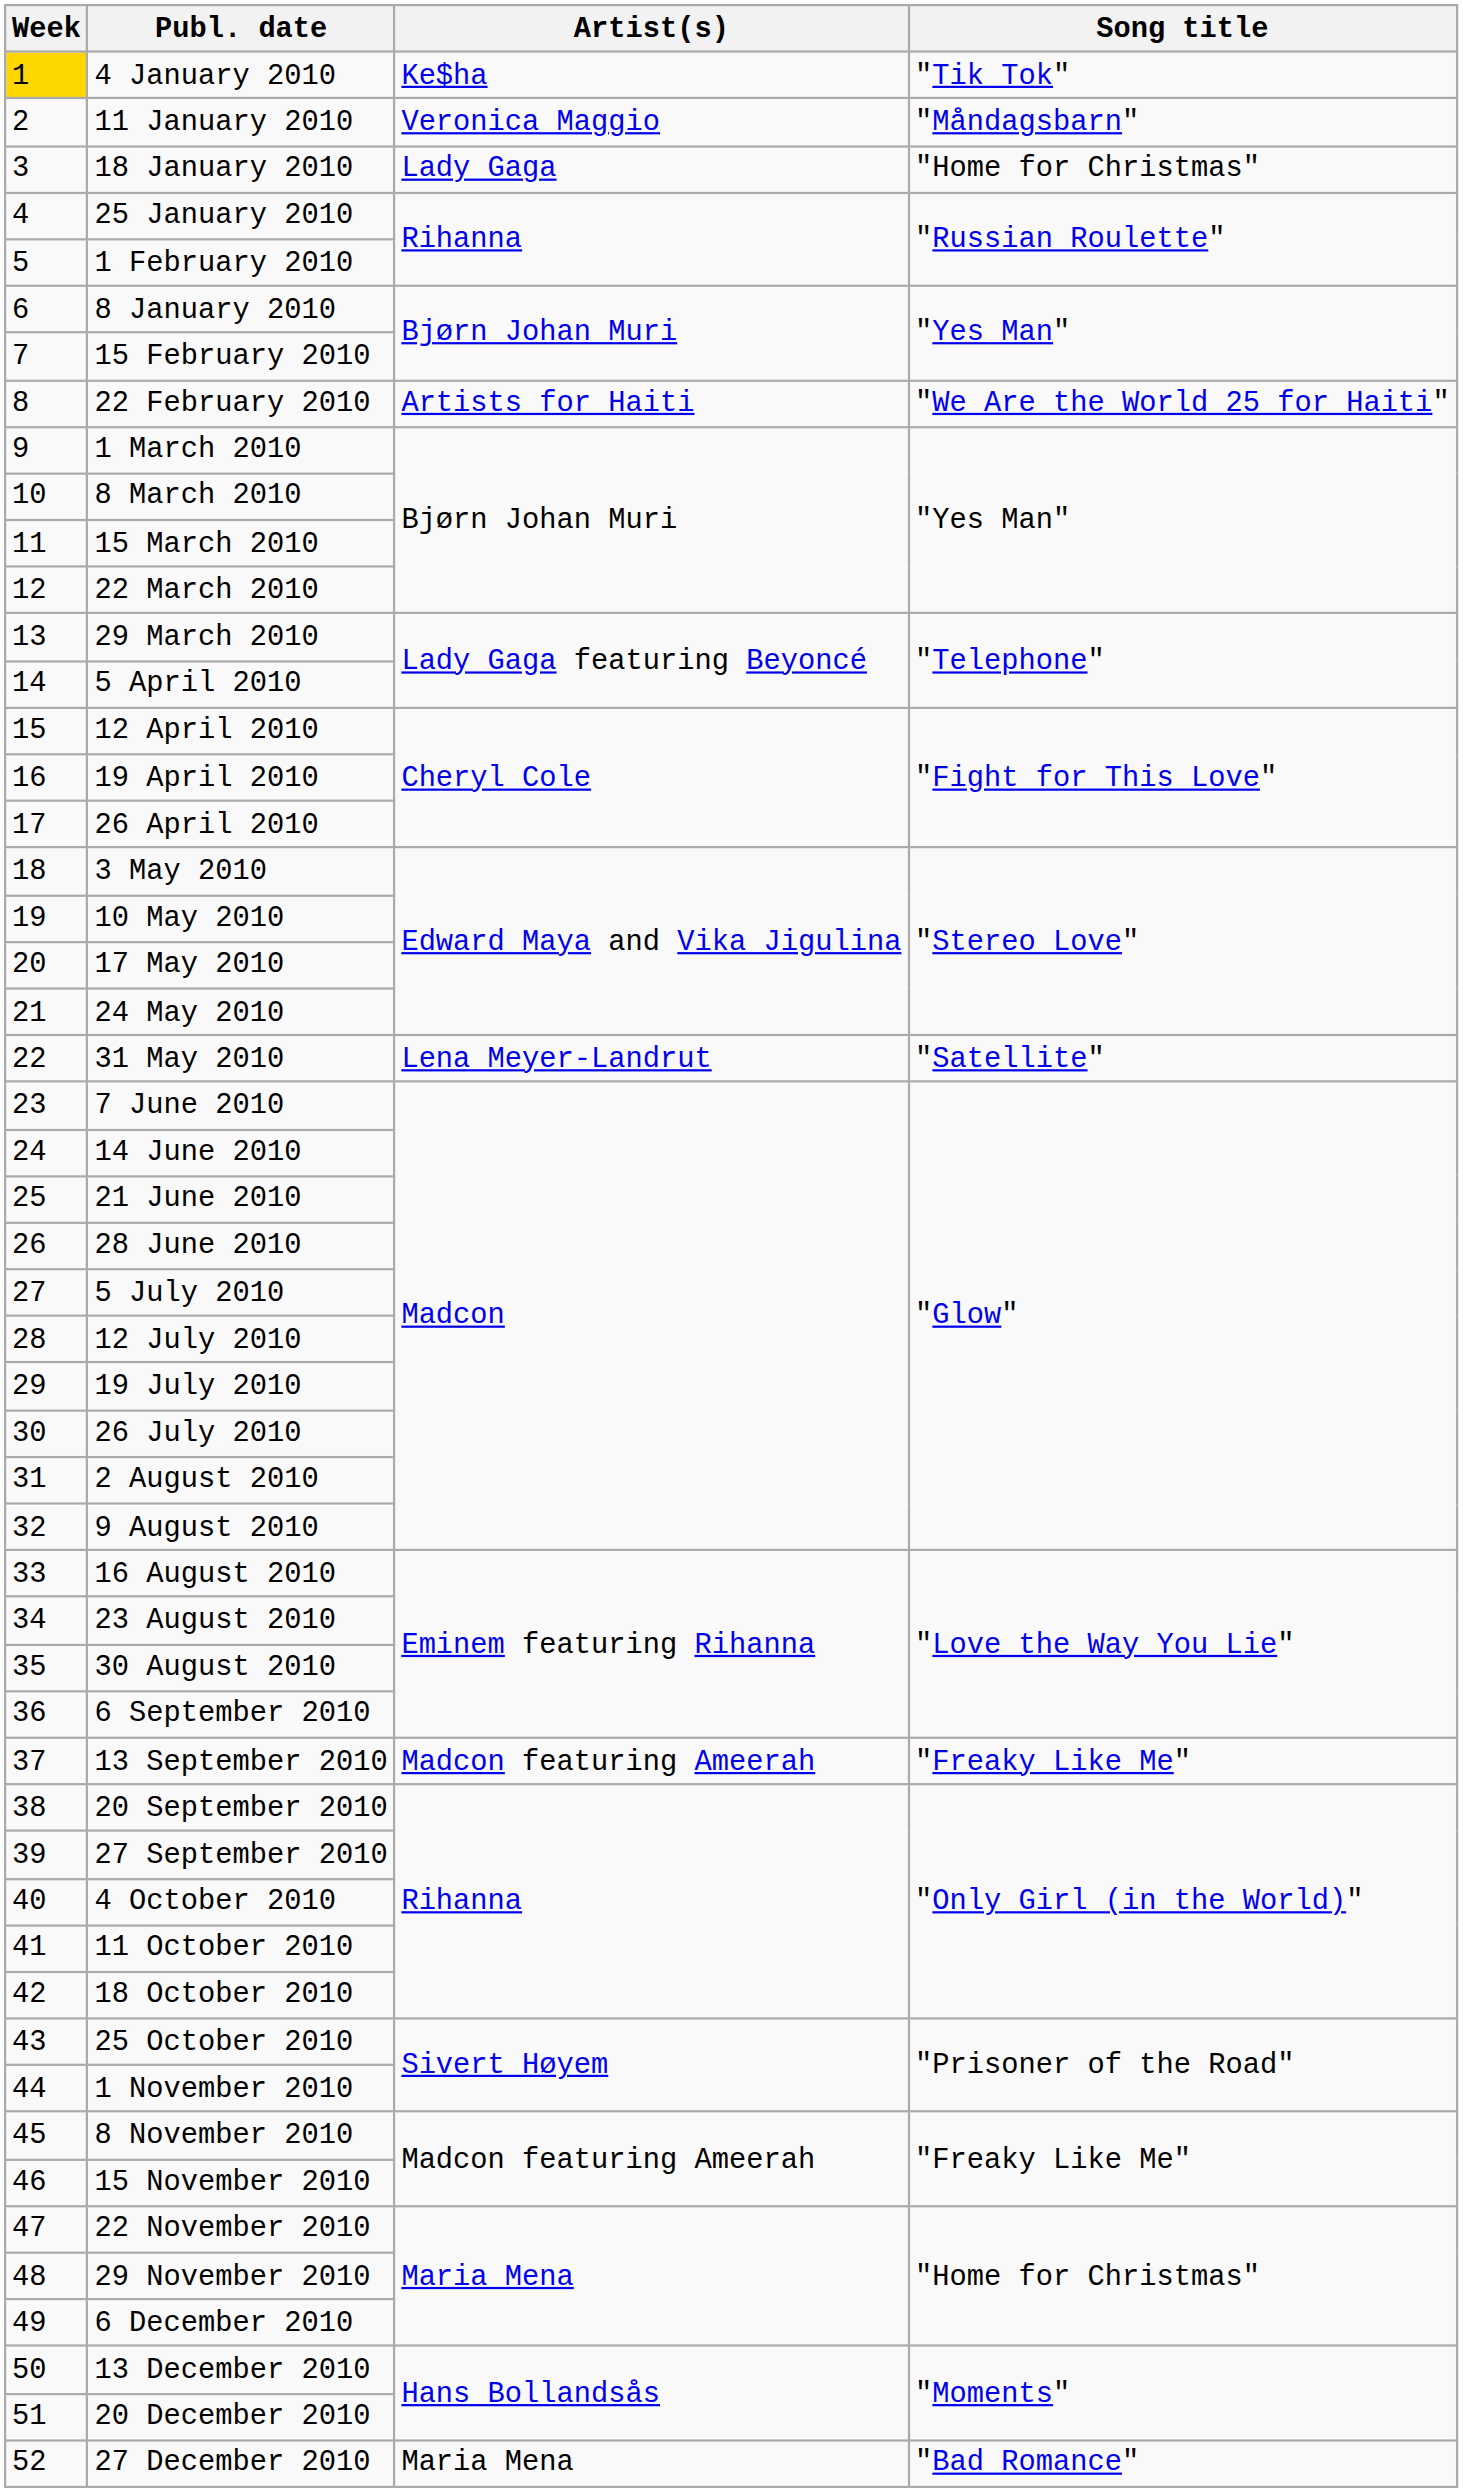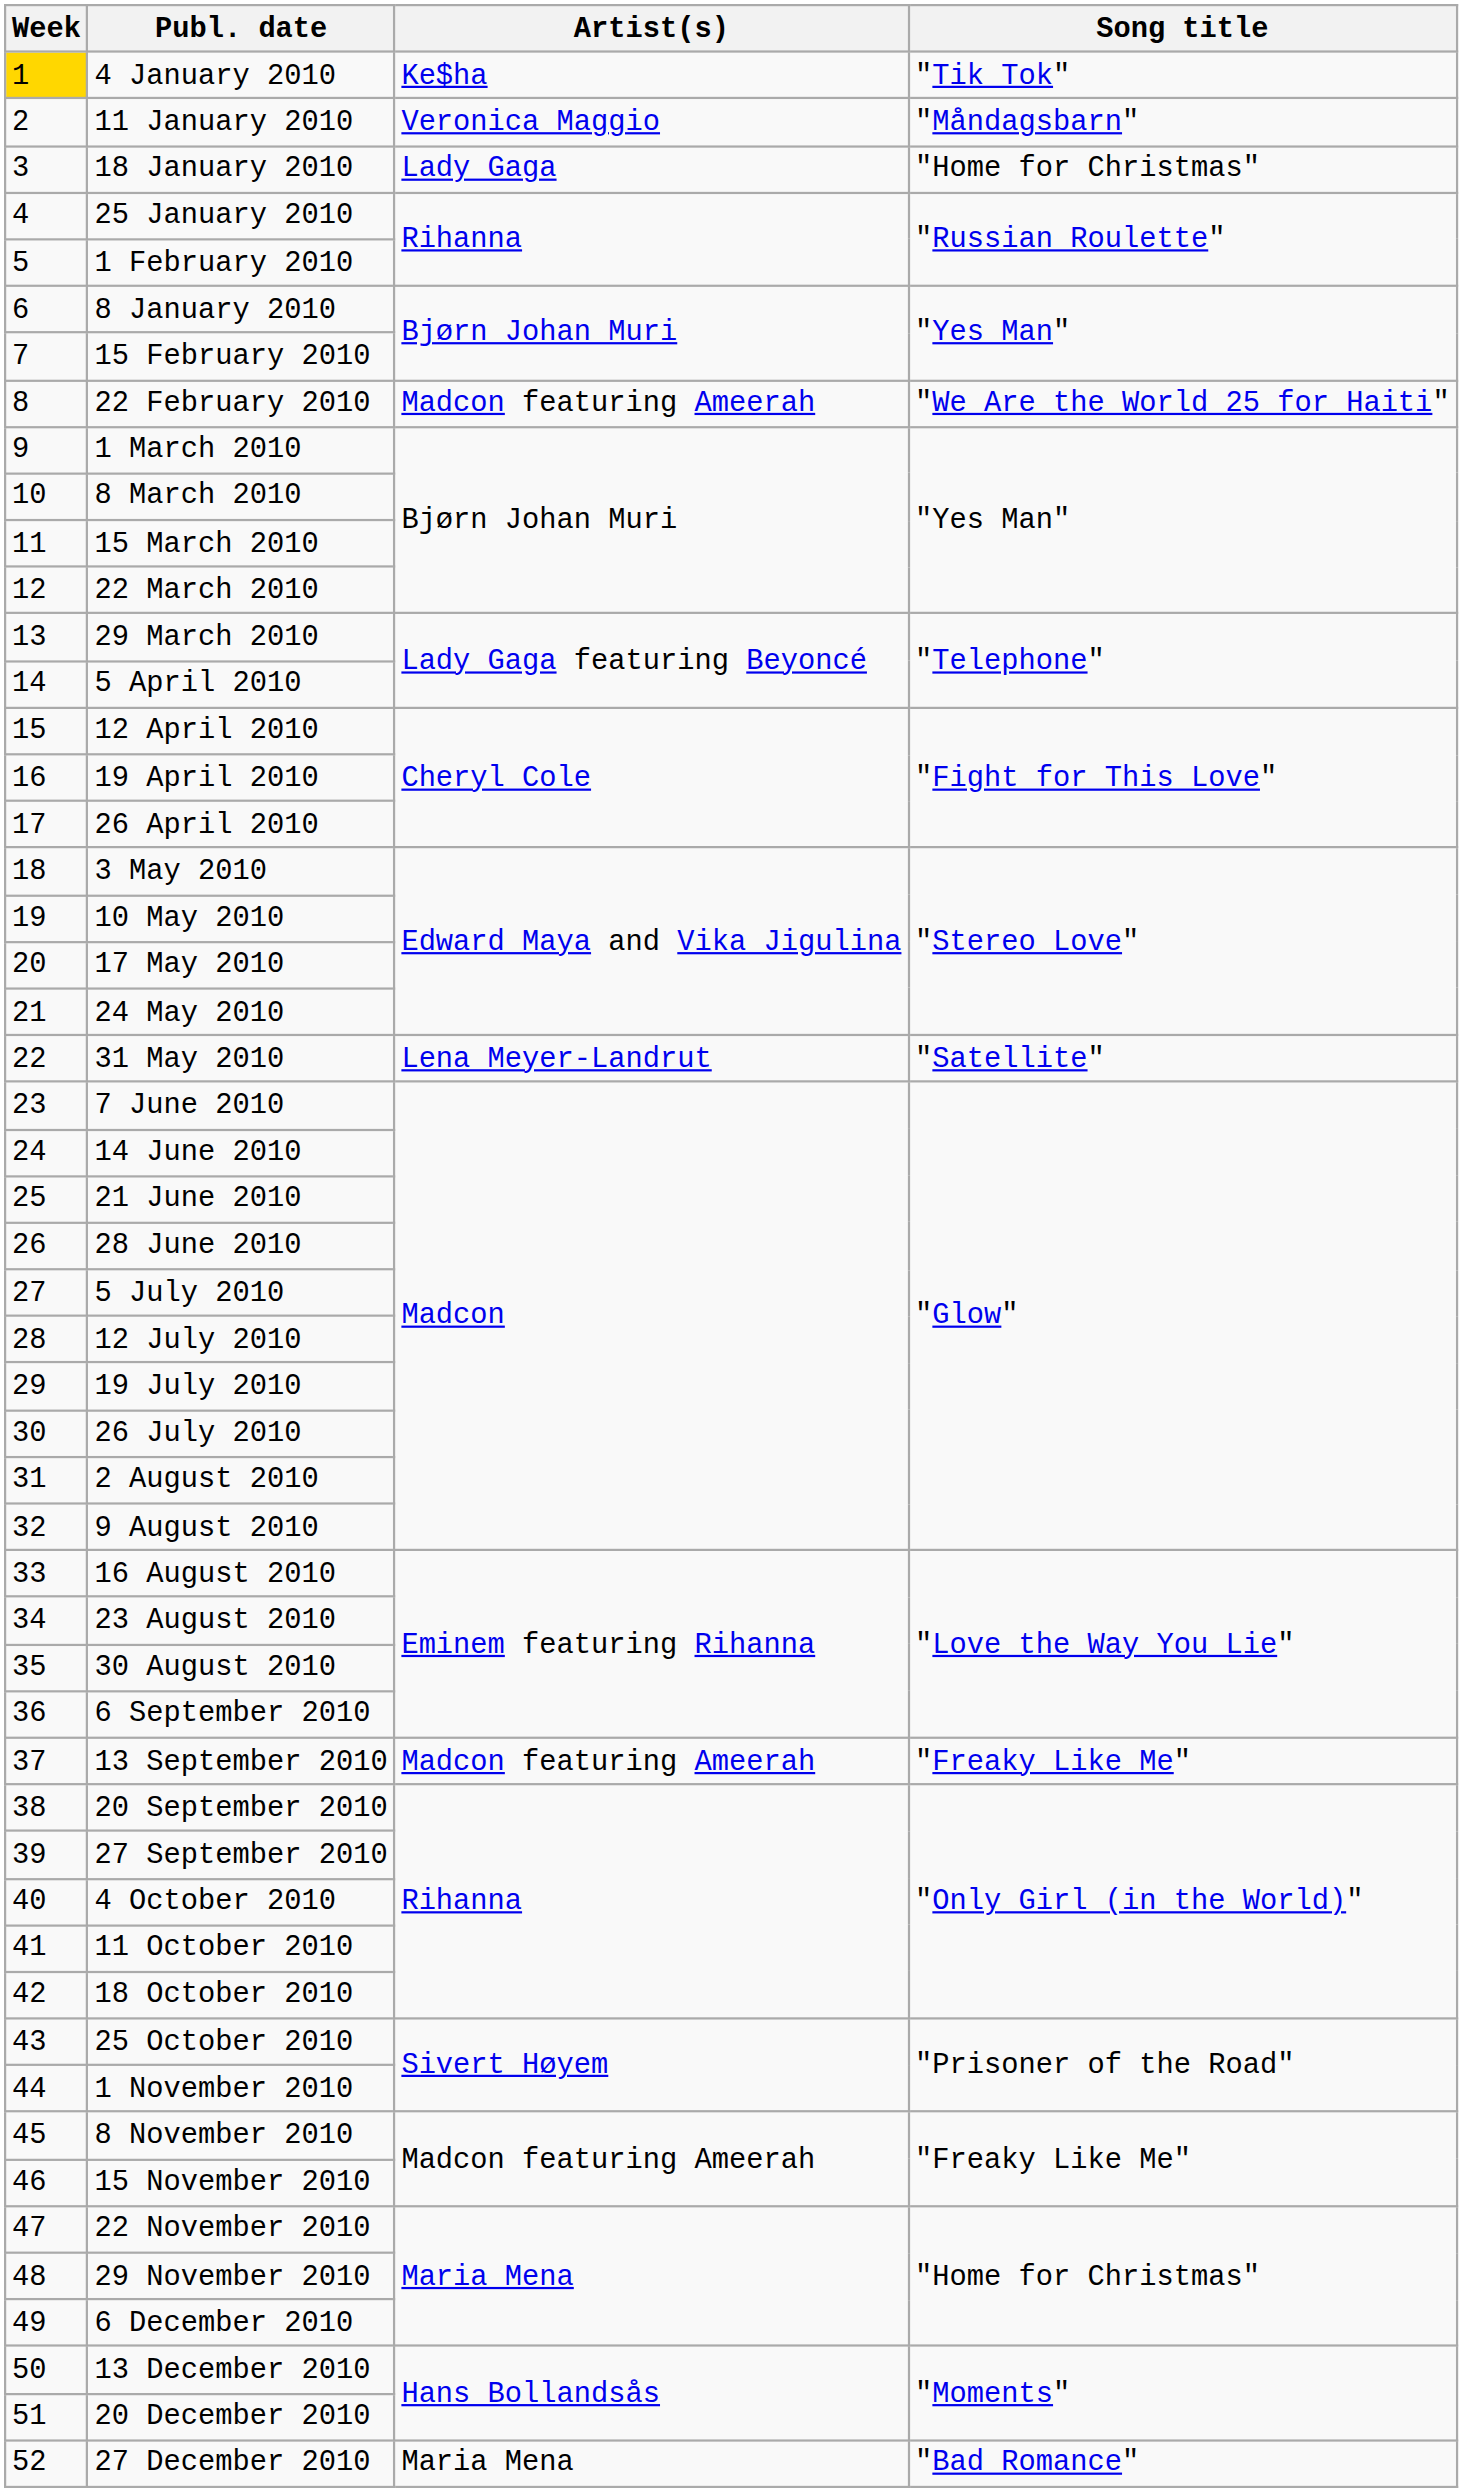(548, 403) Artists for Haiti -> (608, 403) Madcon featuring Ameerah
